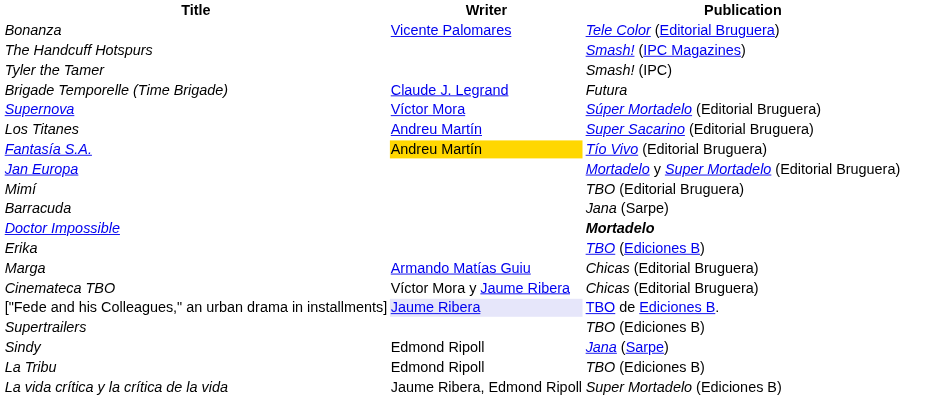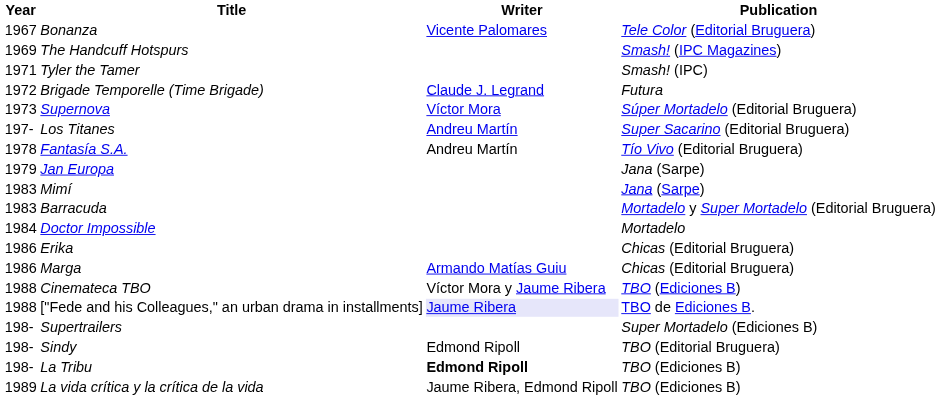+ column: (21, 10)
(436, 149) gold background -> (472, 149) no background
(743, 169) Mortadelo y Super Mortadelo (Editorial Bruguera) -> (663, 169) Jana (Sarpe)
(665, 189) TBO (Editorial Bruguera) -> (663, 189) Jana (Sarpe)
(627, 208) Jana (Sarpe) -> (779, 208) Mortadelo y Super Mortadelo (Editorial Bruguera)
(620, 228) bold -> (653, 228) normal
(645, 248) TBO (Ediciones B) -> (708, 248) Chicas (Editorial Bruguera)
(672, 288) Chicas (Editorial Bruguera) -> (681, 288) TBO (Ediciones B)
(645, 327) TBO (Ediciones B) -> (719, 327) Super Mortadelo (Ediciones B)
(627, 347) Jana (Sarpe) -> (700, 347) TBO (Editorial Bruguera)
(438, 367) normal -> (477, 367) bold
(684, 387) Super Mortadelo (Ediciones B) -> (681, 387) TBO (Ediciones B)
